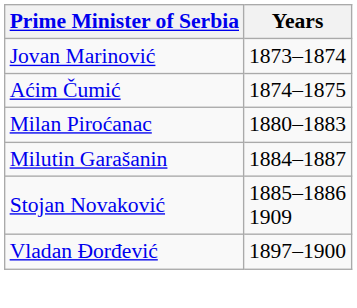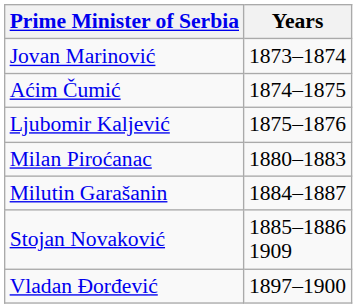+ row: (90, 124)
